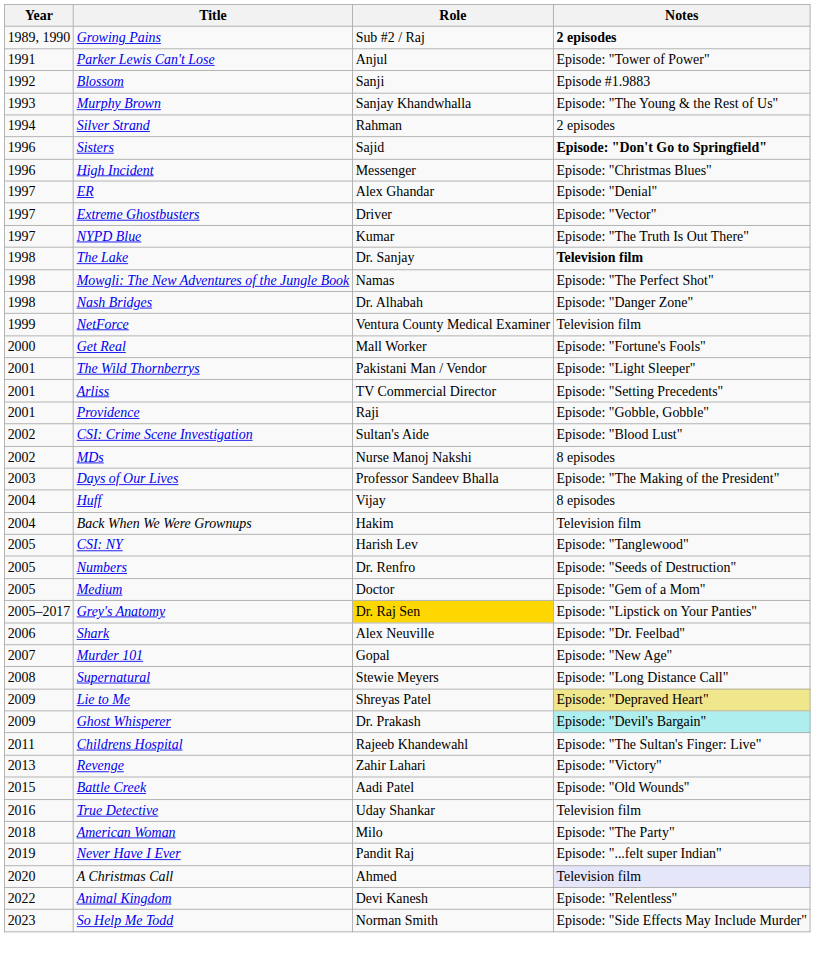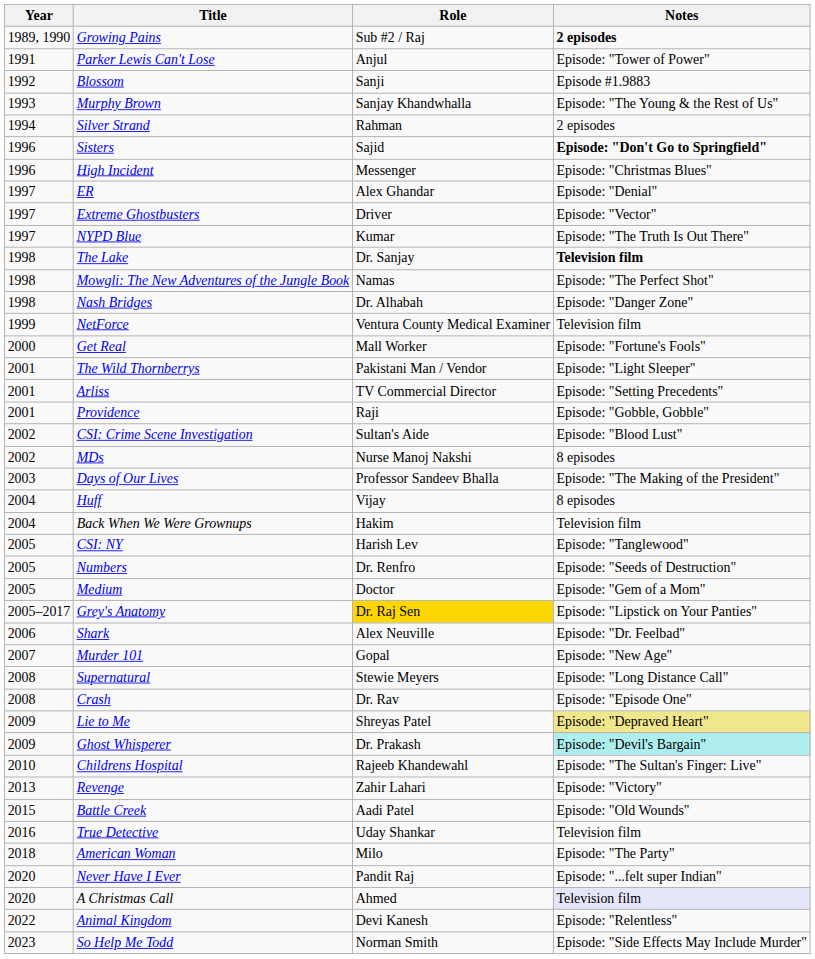+ row: (94, 699)
(21, 744) 2011 -> (22, 766) 2010
(22, 854) 2019 -> (22, 876) 2020
